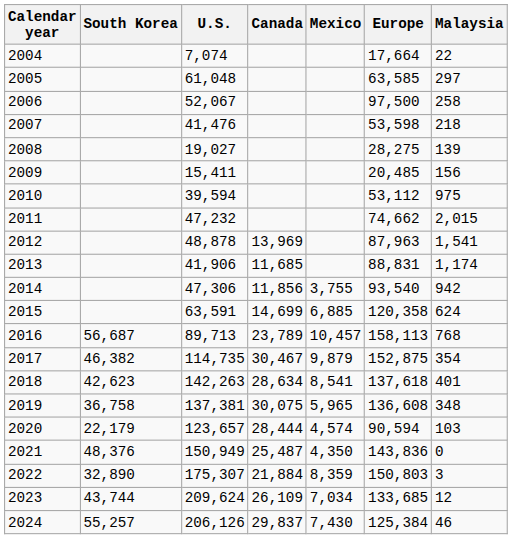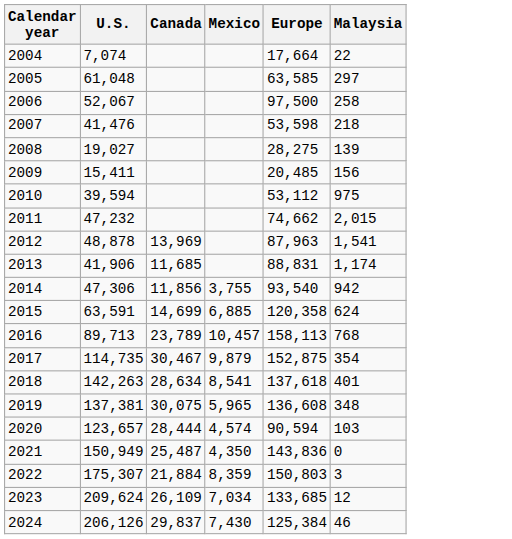- column: (131, 24)
